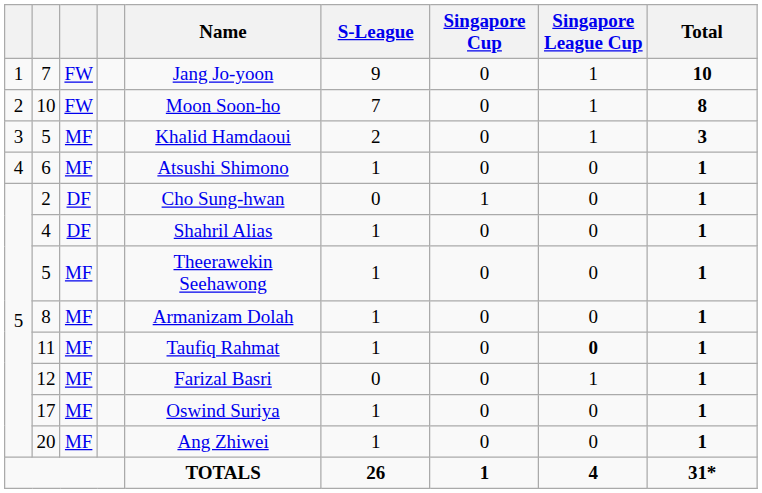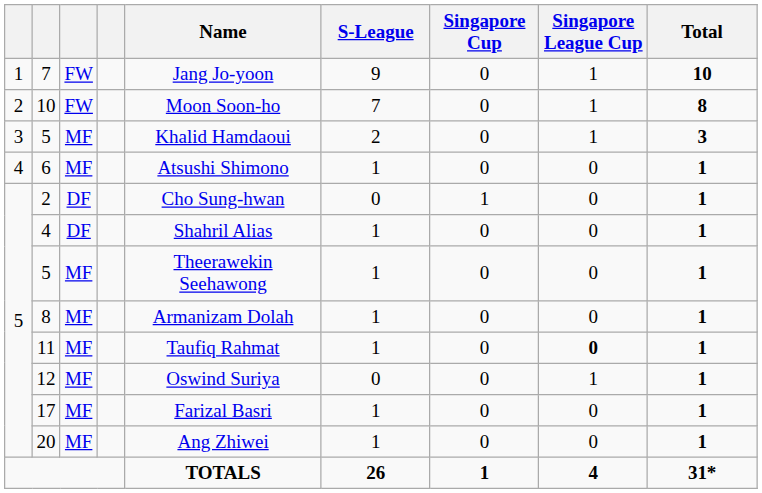(223, 378) Farizal Basri -> (223, 378) Oswind Suriya
(223, 409) Oswind Suriya -> (223, 409) Farizal Basri
